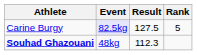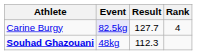(147, 28) 127.5 -> (147, 28) 127.7
(178, 28) 5 -> (178, 28) 4
